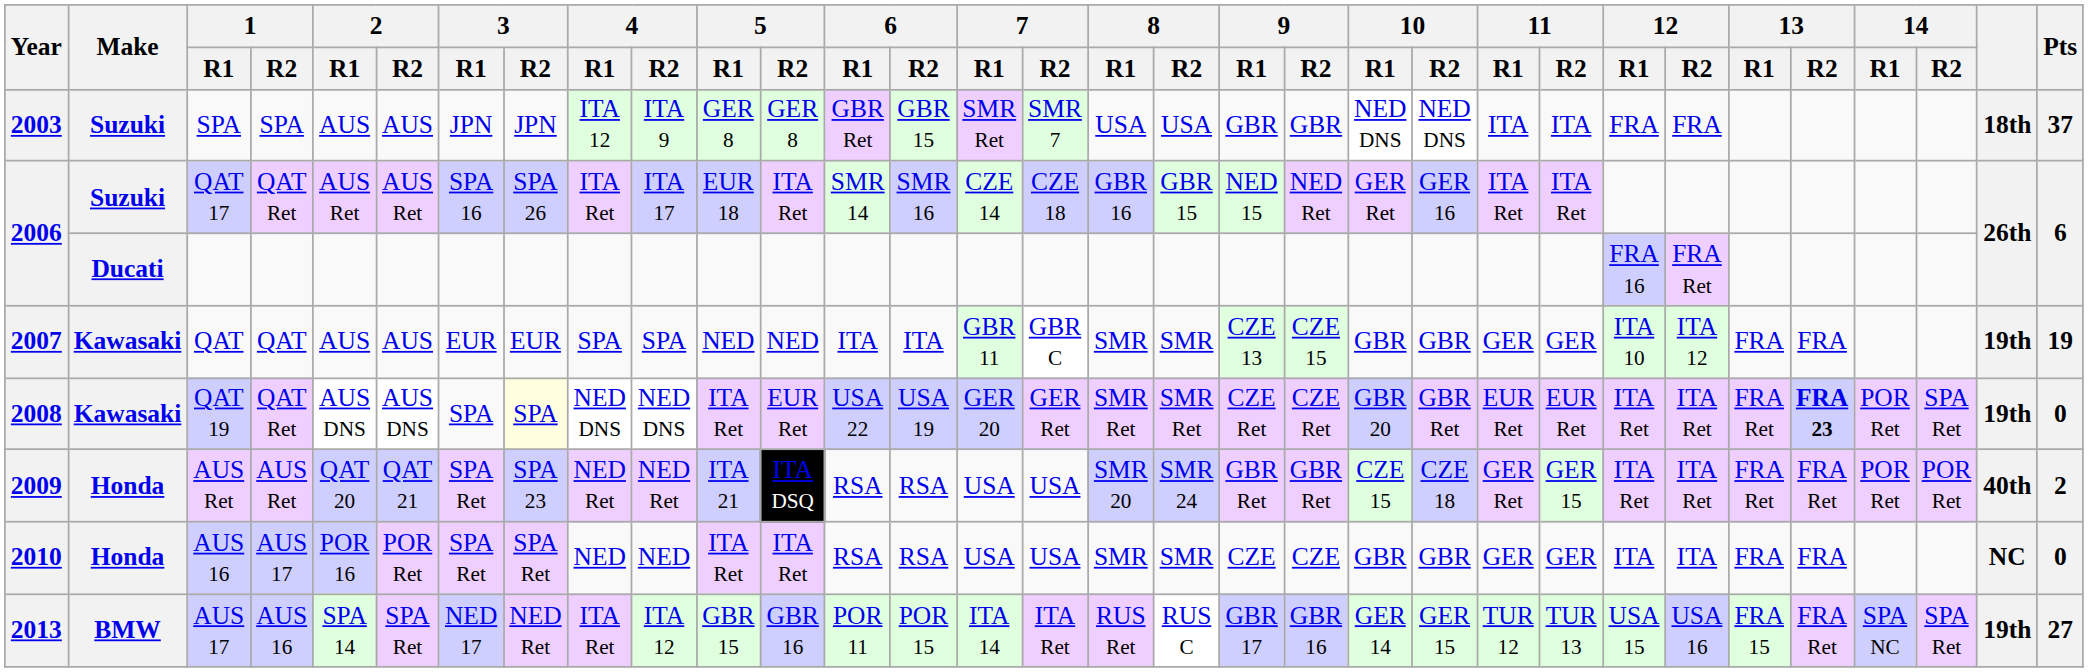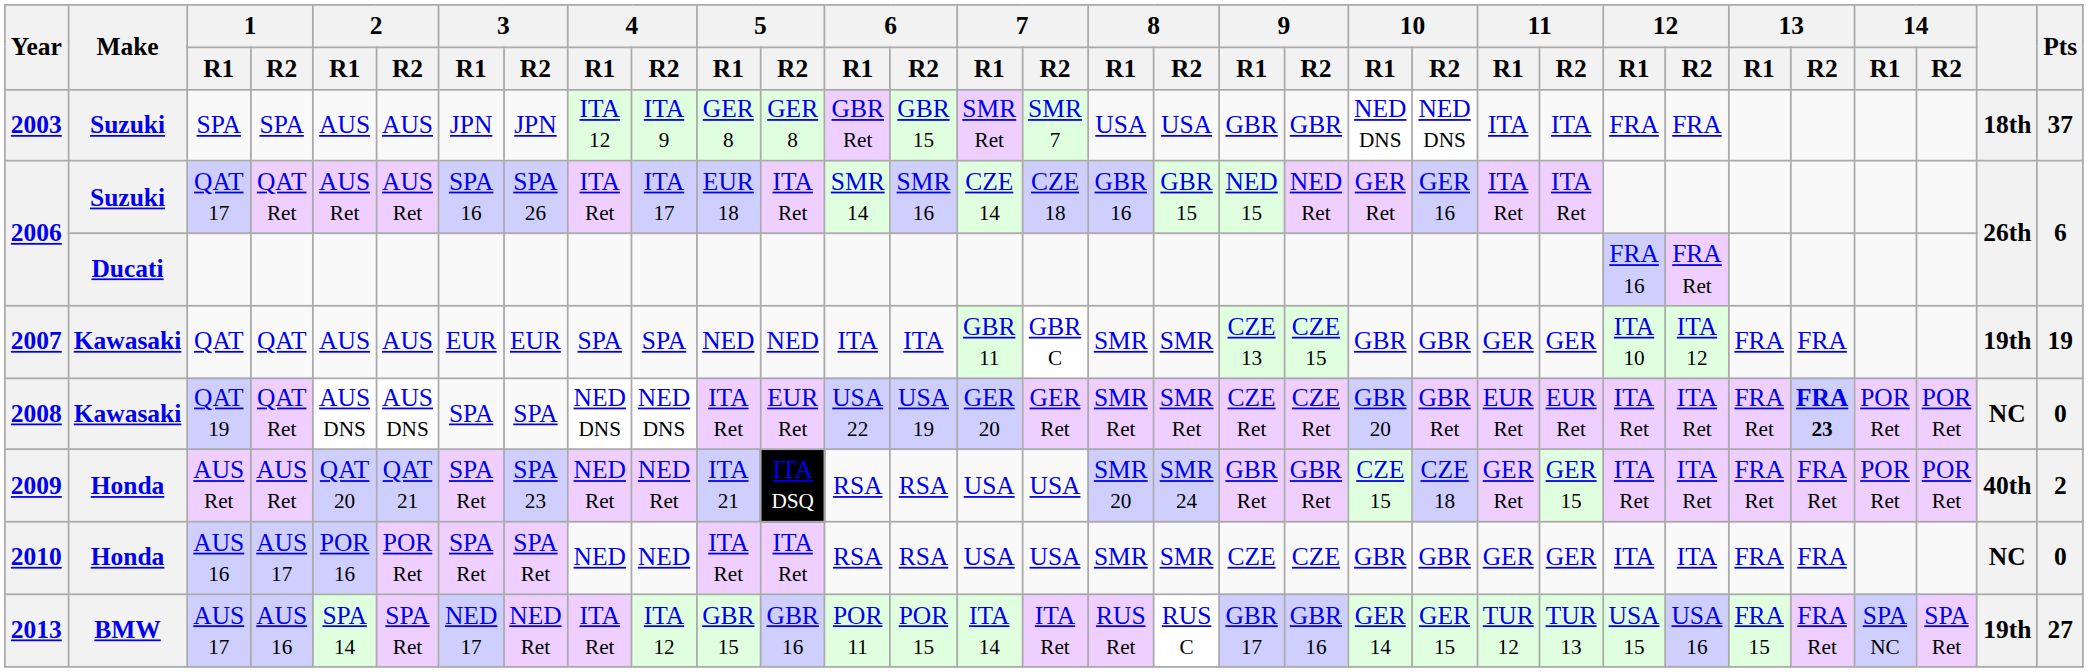(535, 413) lightyellow background -> (535, 413) no background
(1946, 413) SPA Ret -> (1946, 413) POR Ret
(2007, 413) 19th -> (2007, 413) NC
